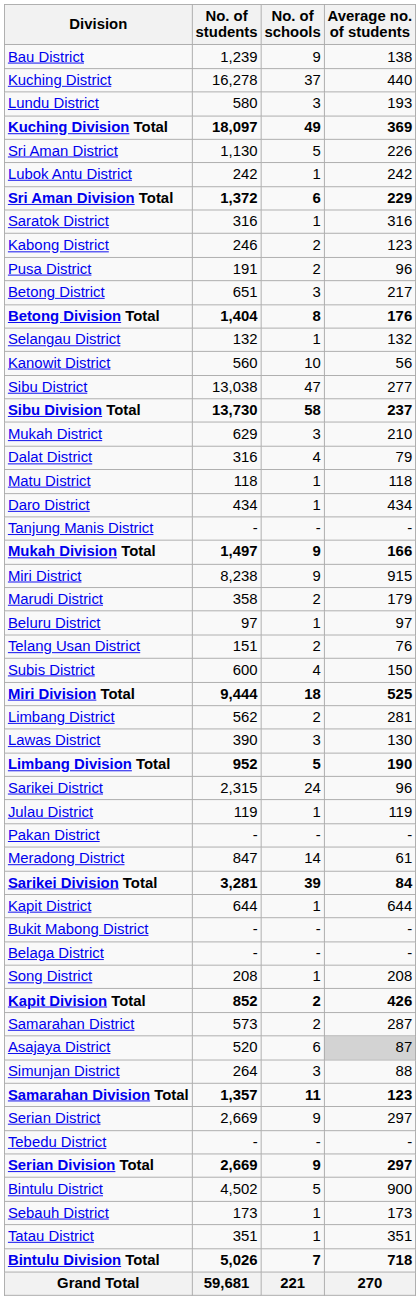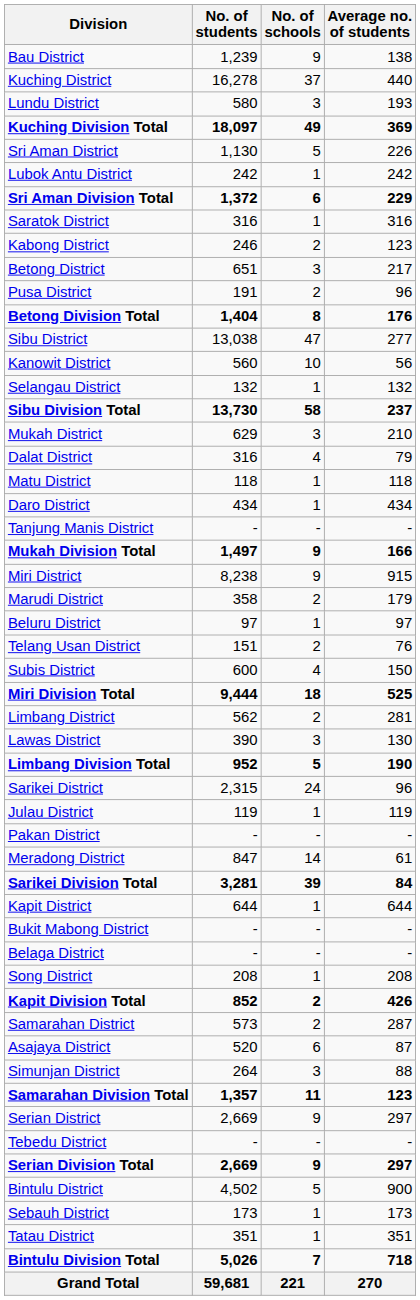rows swapped: (56, 292) <-> (50, 269)
rows swapped: (48, 387) <-> (64, 339)
(404, 1047) lightgrey background -> (404, 1047) no background
